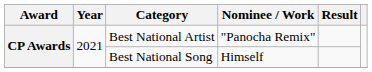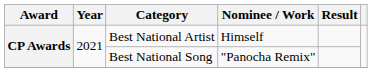(268, 36) "Panocha Remix" -> (242, 36) Himself
(242, 57) Himself -> (268, 57) "Panocha Remix"
